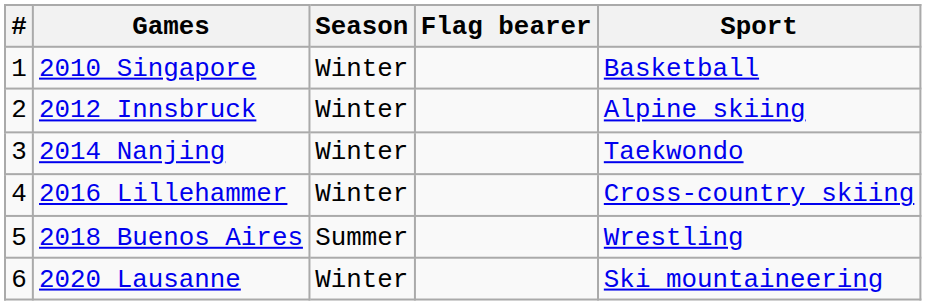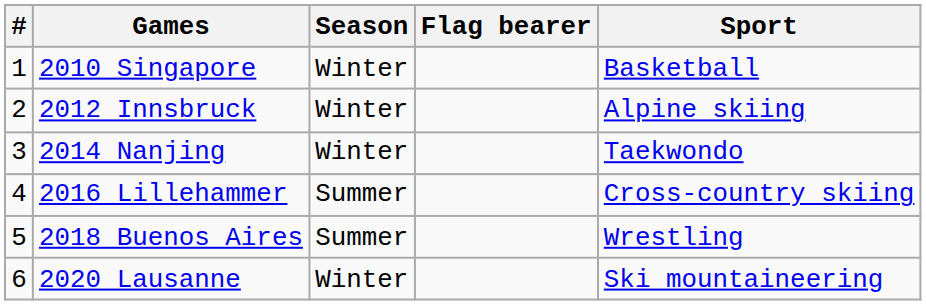(362, 195) Winter -> (362, 195) Summer
